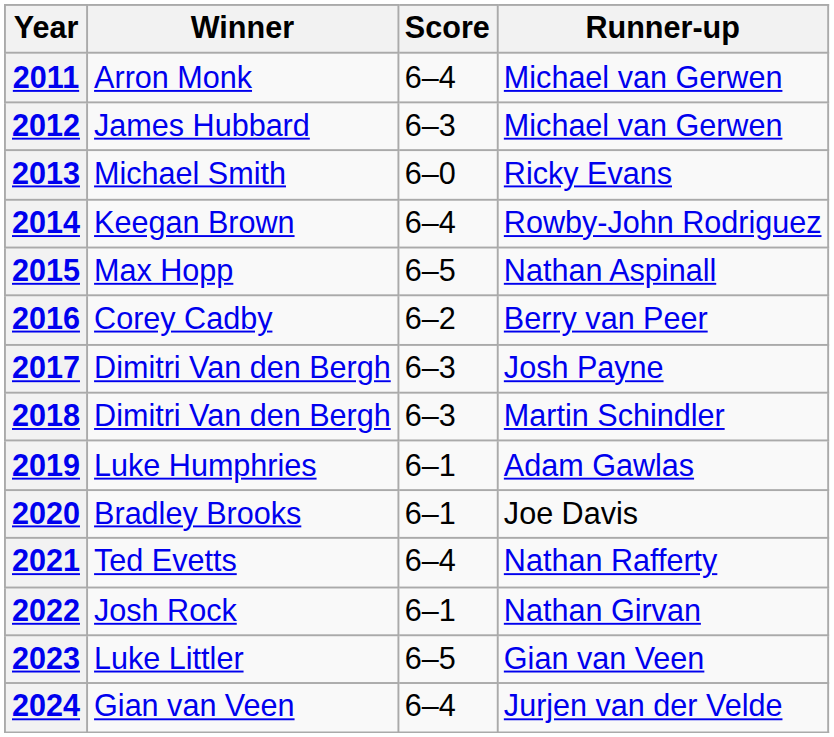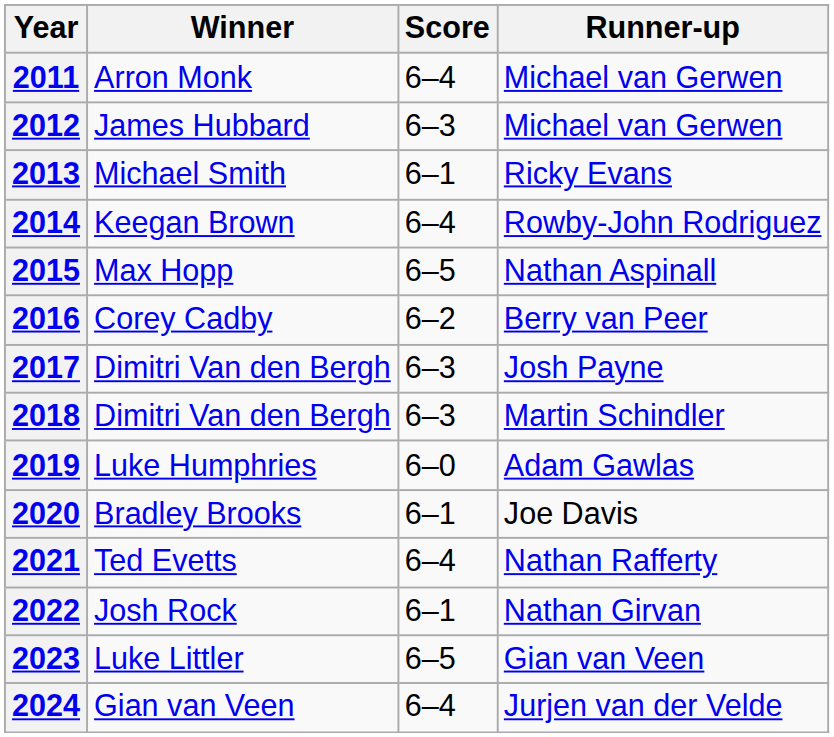(430, 174) 6–0 -> (430, 174) 6–1
(430, 464) 6–1 -> (430, 464) 6–0
